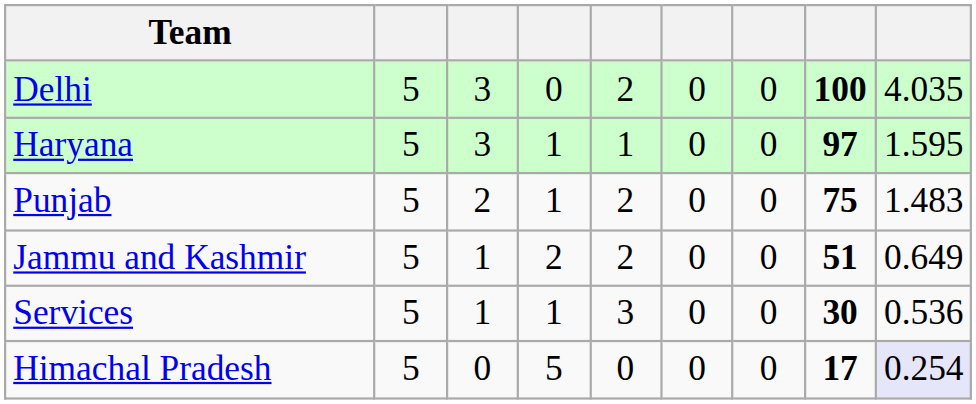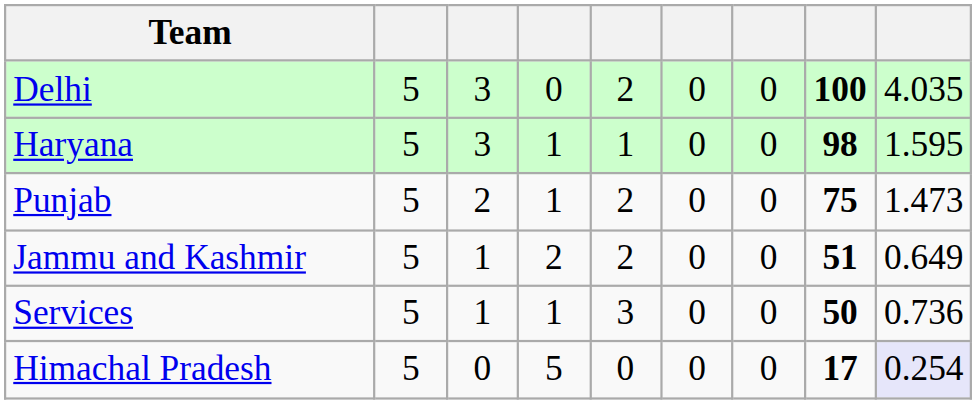(840, 144) 97 -> (840, 144) 98
(924, 200) 1.483 -> (924, 200) 1.473
(840, 312) 30 -> (840, 312) 50
(924, 312) 0.536 -> (924, 312) 0.736
